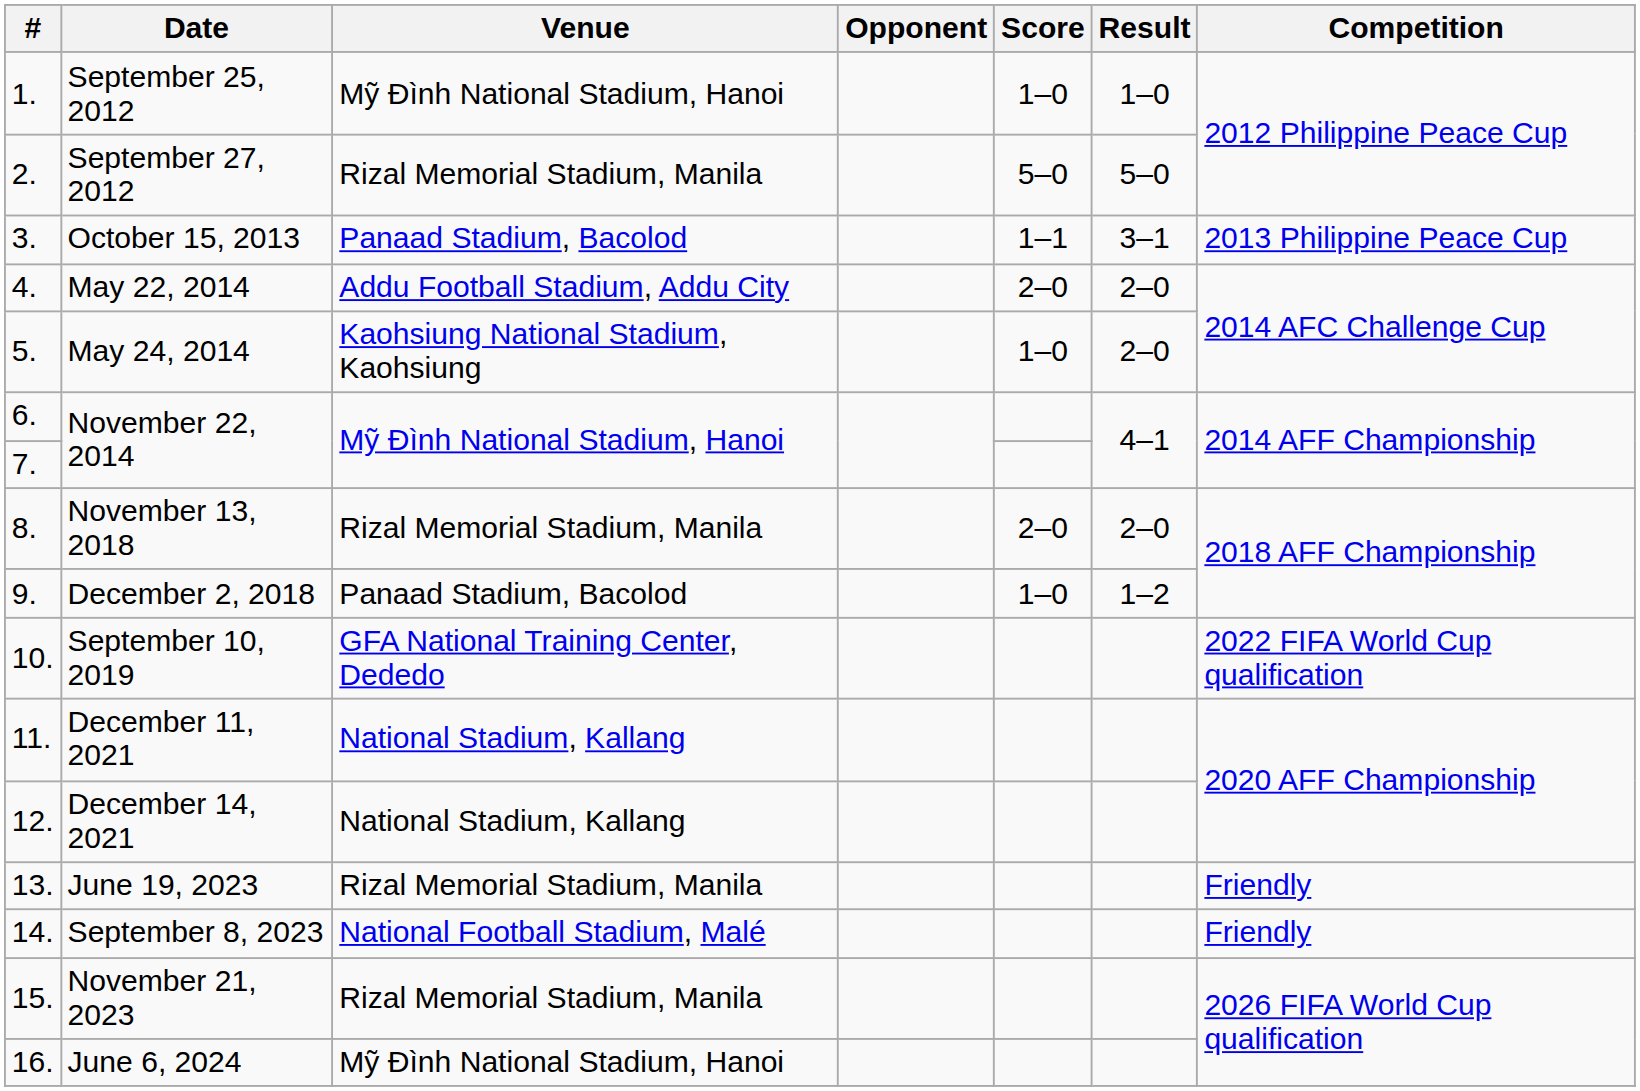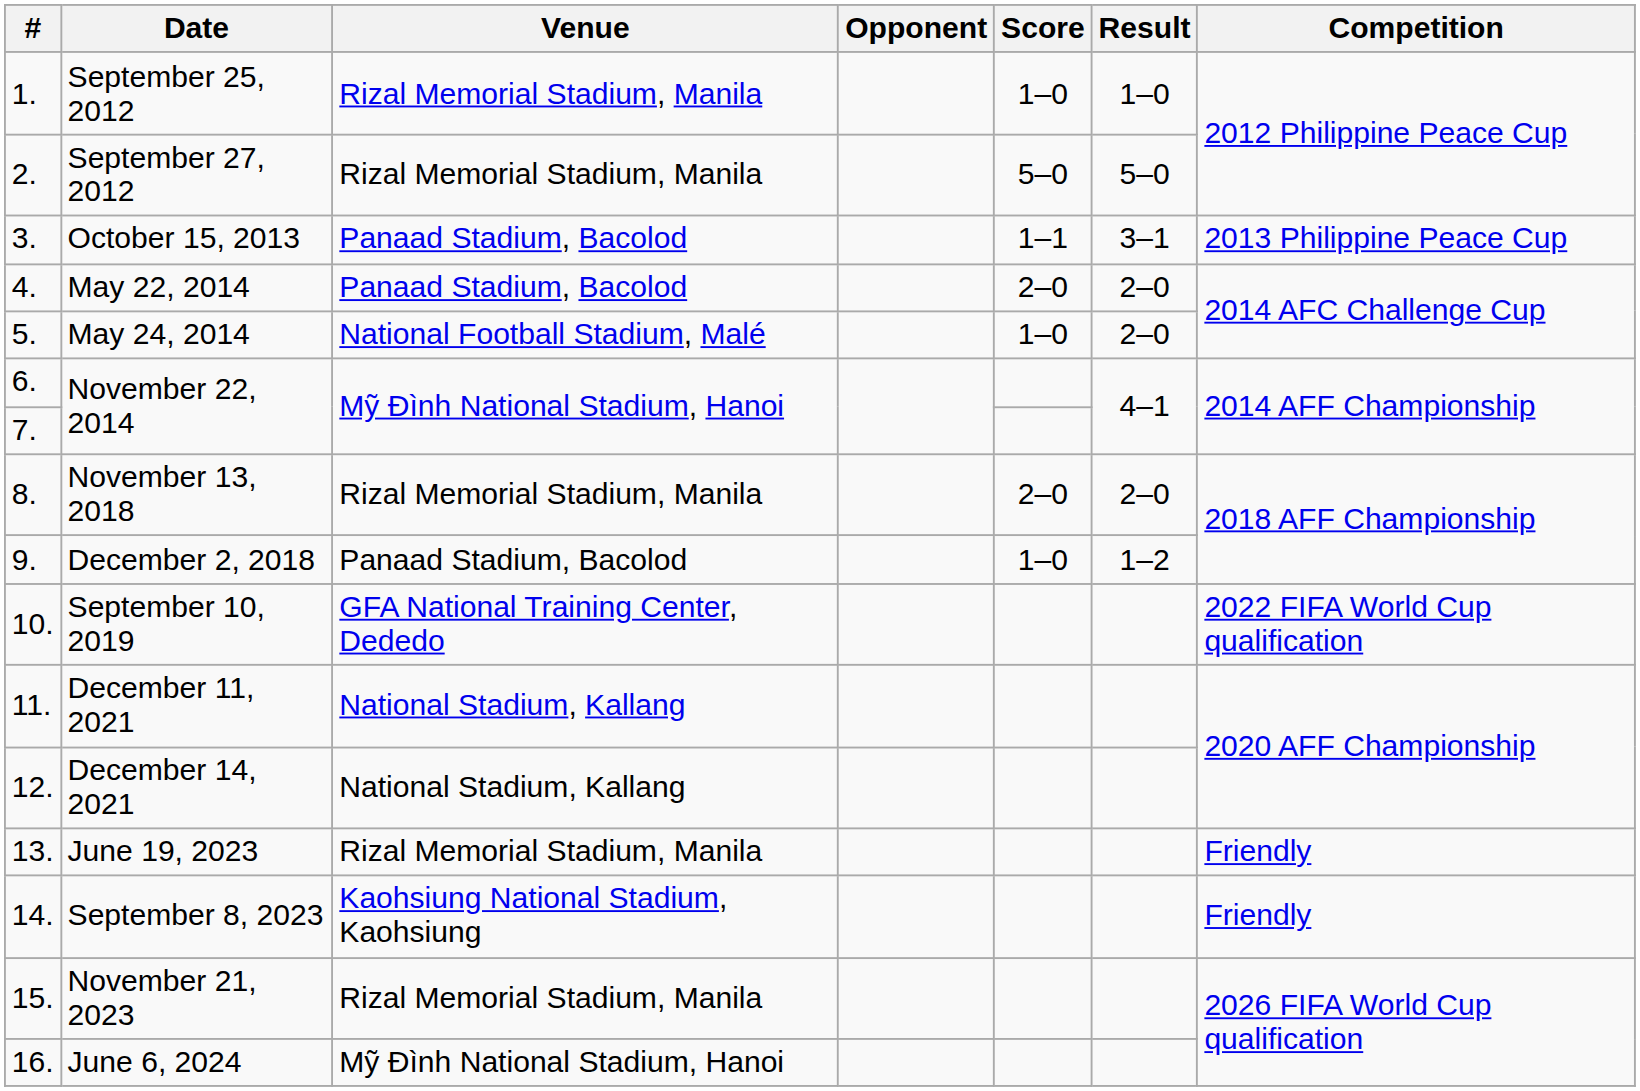(562, 92) Mỹ Đình National Stadium, Hanoi -> (551, 92) Rizal Memorial Stadium, Manila
(564, 286) Addu Football Stadium, Addu City -> (513, 286) Panaad Stadium, Bacolod
(533, 351) Kaohsiung National Stadium, Kaohsiung -> (553, 334) National Football Stadium, Malé
(553, 933) National Football Stadium, Malé -> (533, 916) Kaohsiung National Stadium, Kaohsiung
